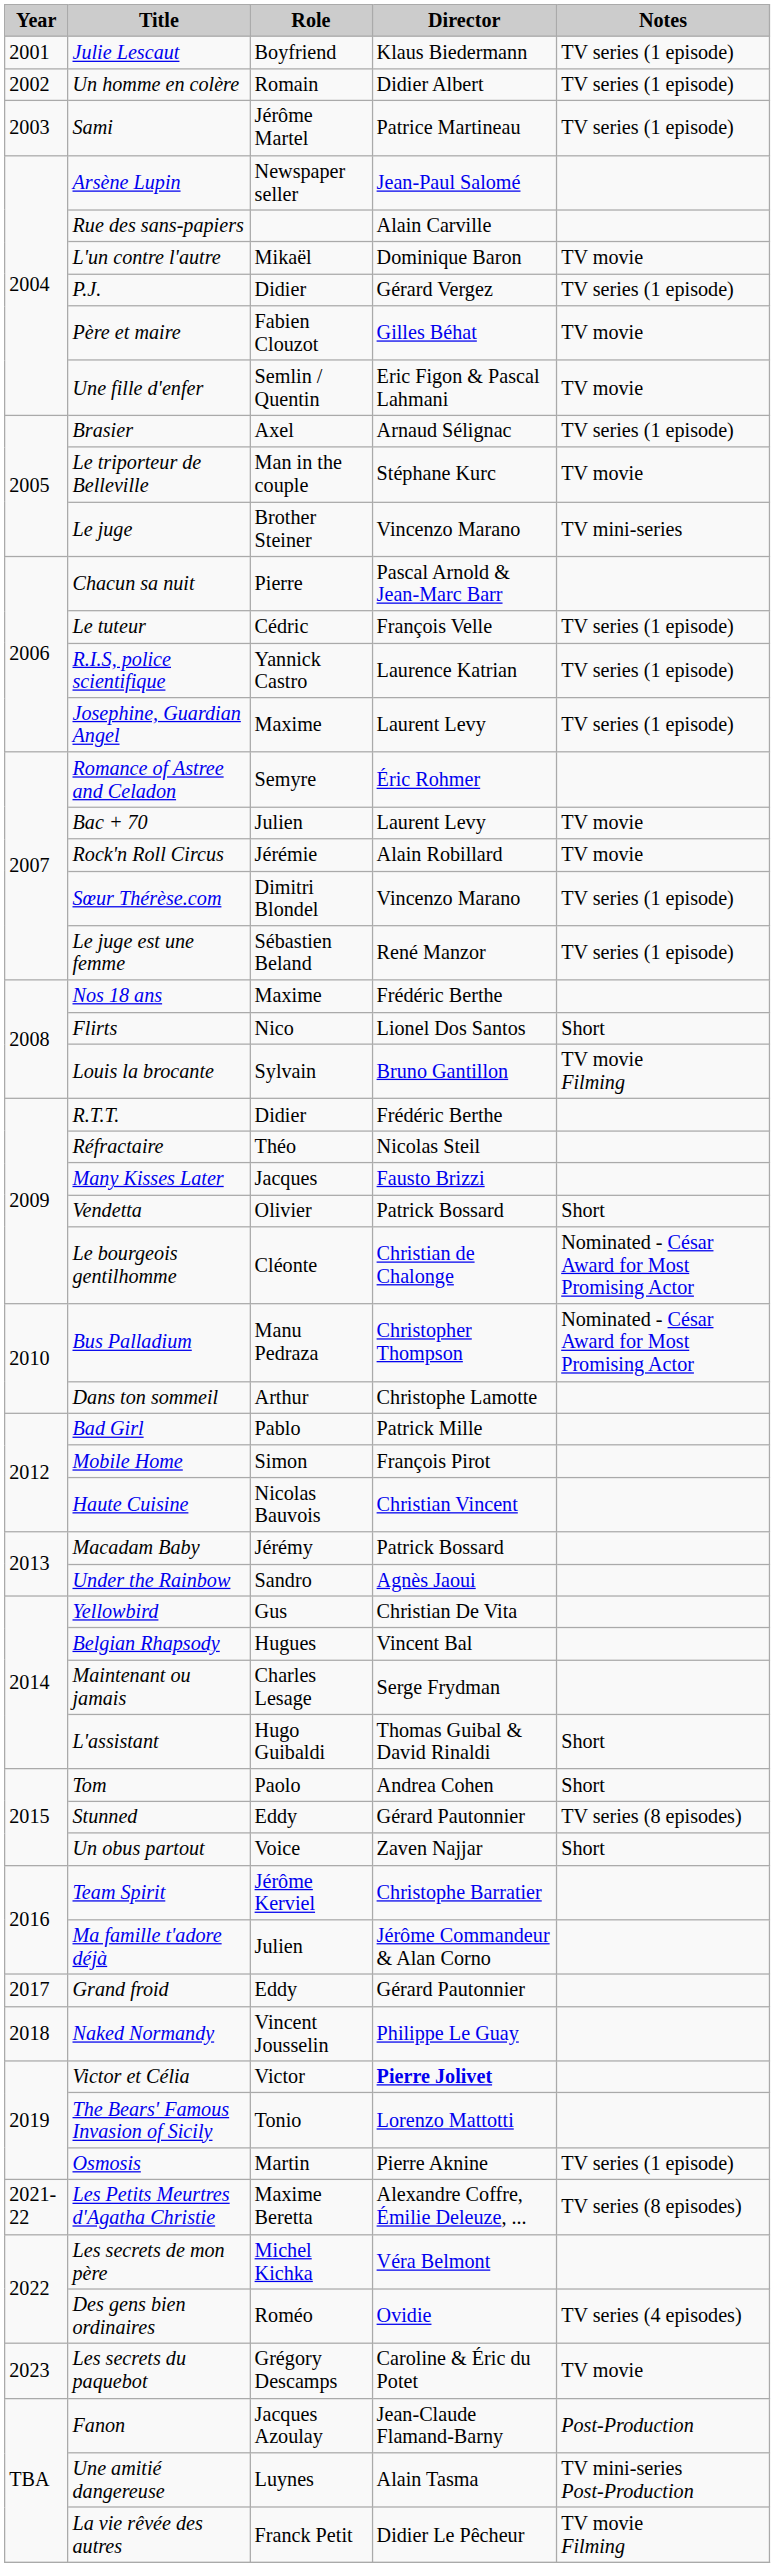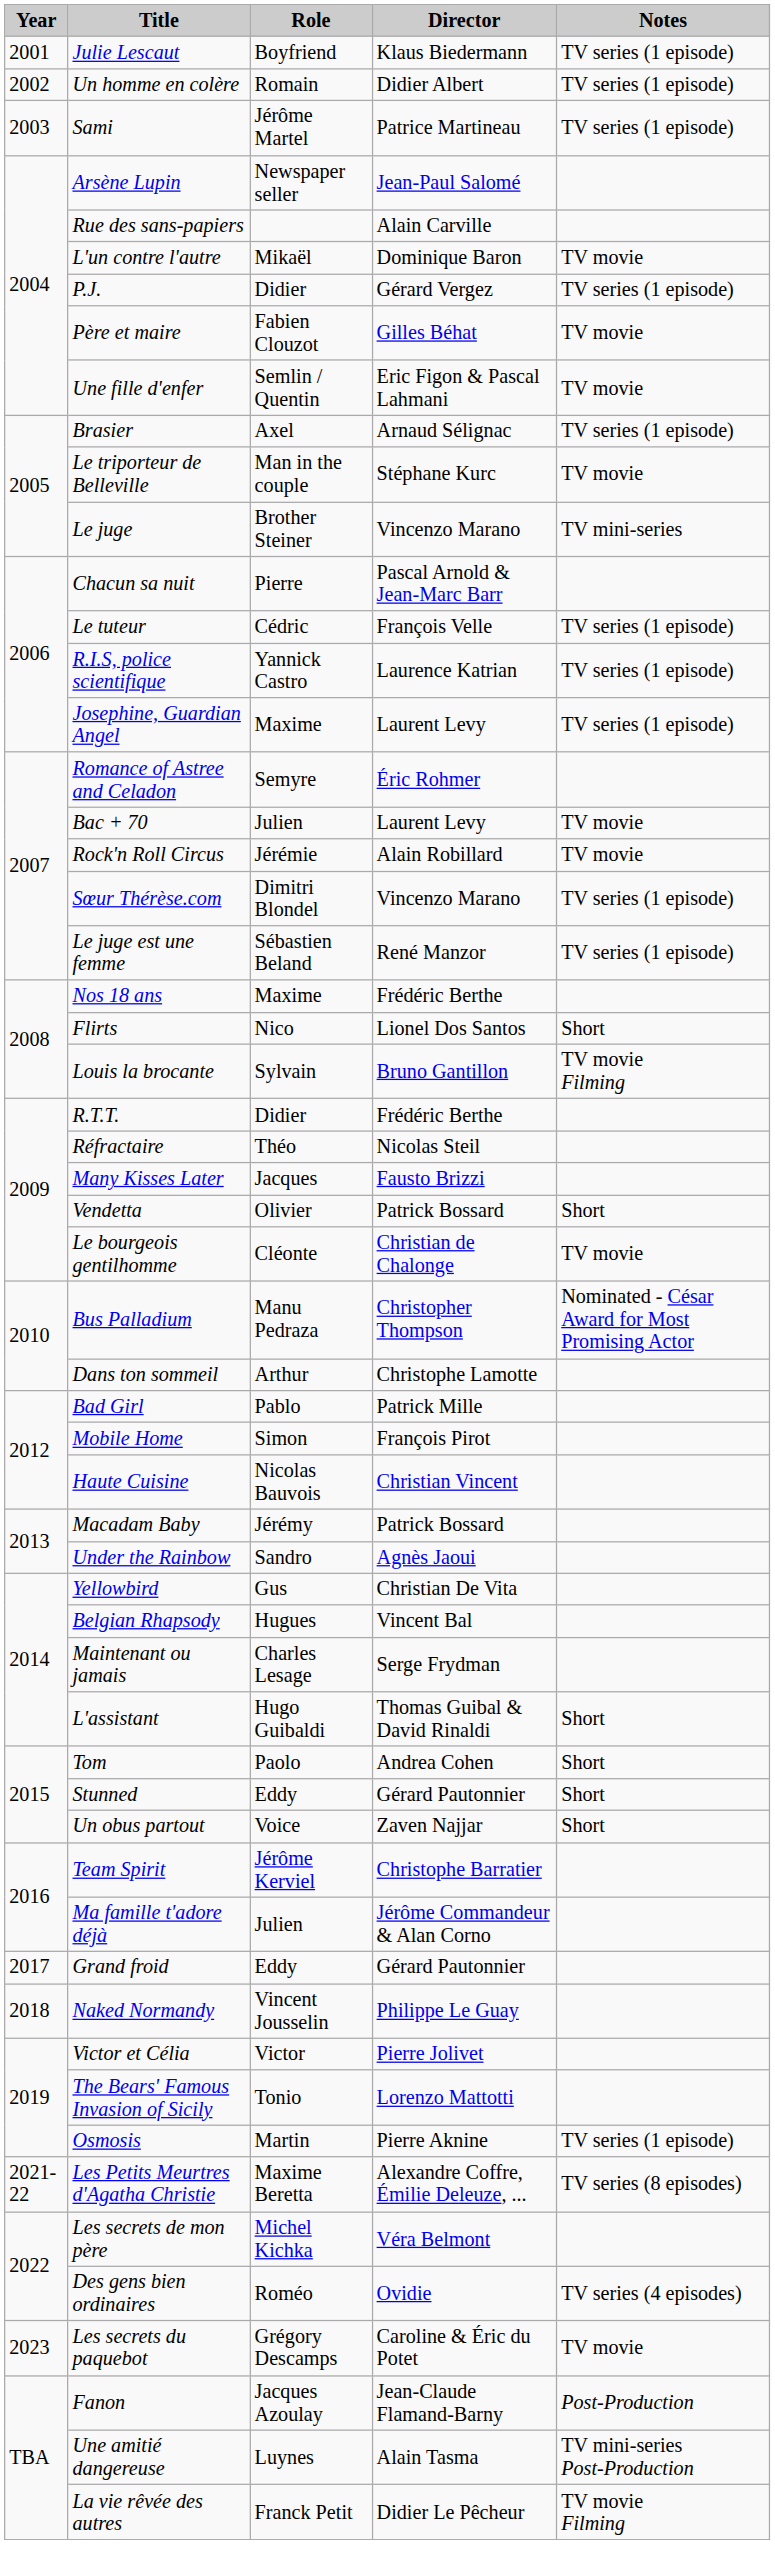(637, 1265) Nominated - César Award for Most Promising Actor -> (602, 1253) TV movie
(651, 1816) TV series (8 episodes) -> (583, 1794) Short
(434, 2076) bold -> (430, 2054) normal
